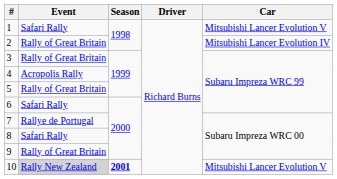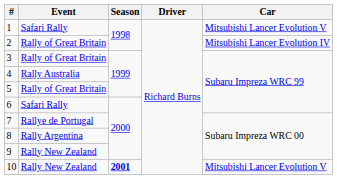(52, 74) Acropolis Rally -> (50, 74) Rally Australia
(44, 136) Safari Rally -> (52, 136) Rally Argentina
(64, 151) Rally of Great Britain -> (59, 151) Rally New Zealand
(59, 167) lightgrey background -> (59, 167) no background
